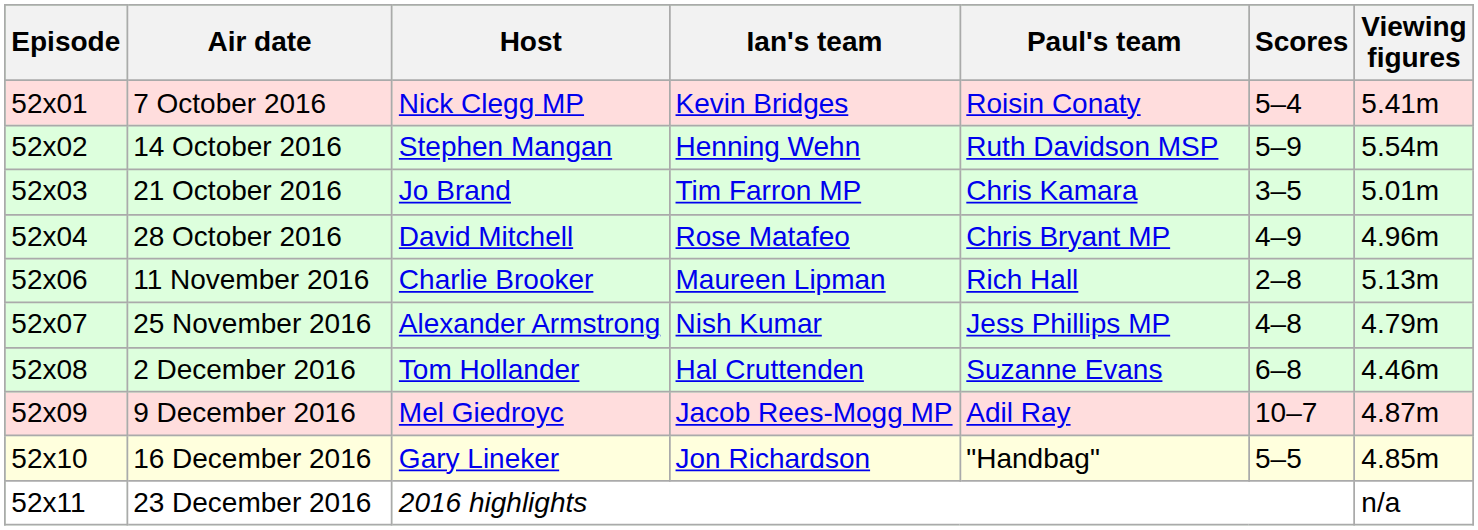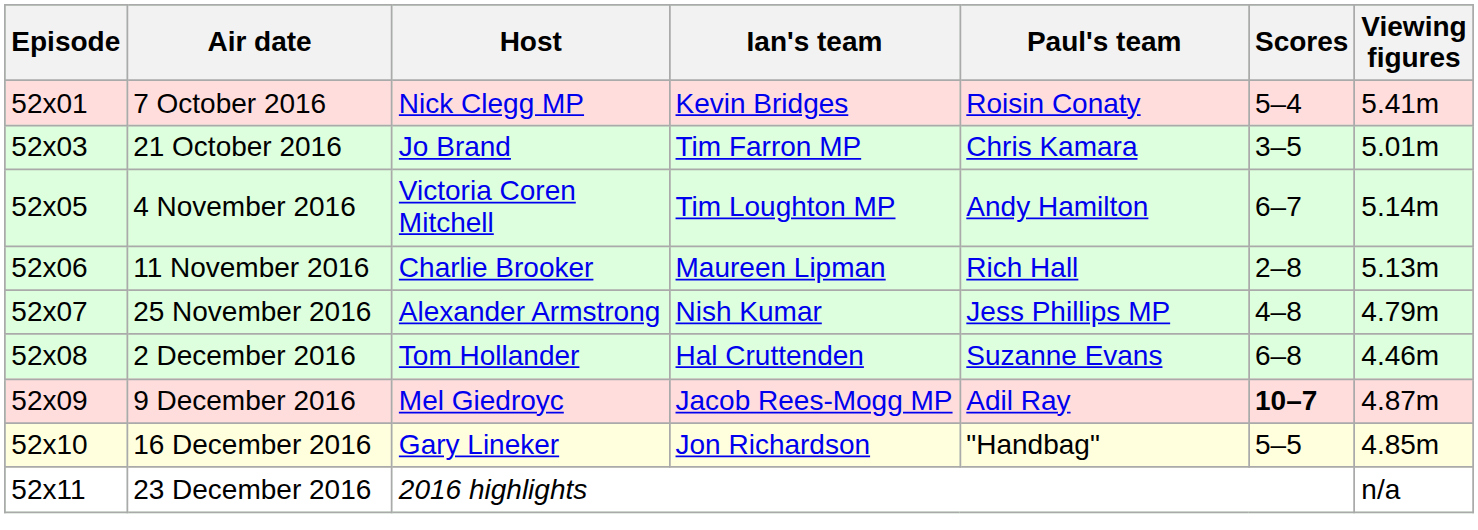- row: (237, 147)
- row: (237, 235)
+ row: (244, 207)
(1286, 413) normal -> (1286, 400) bold
